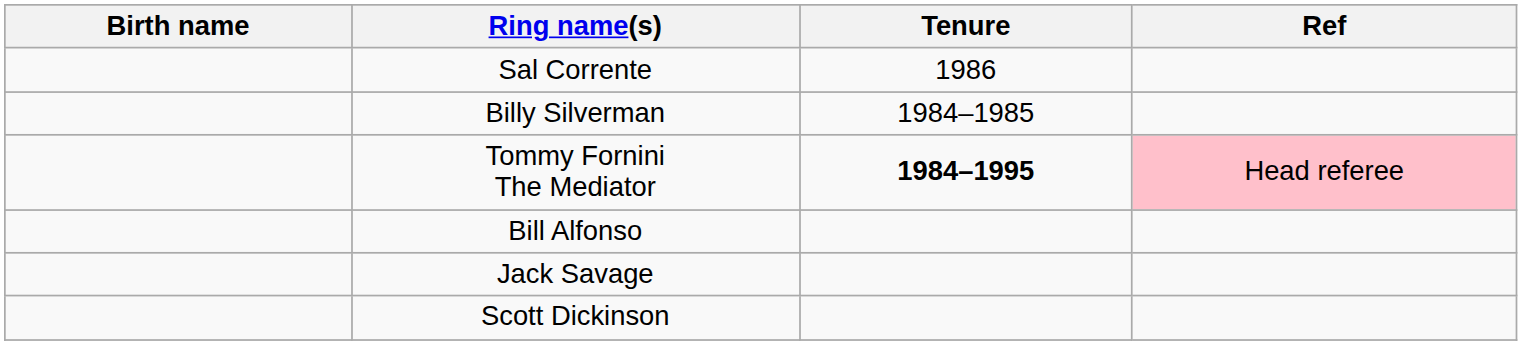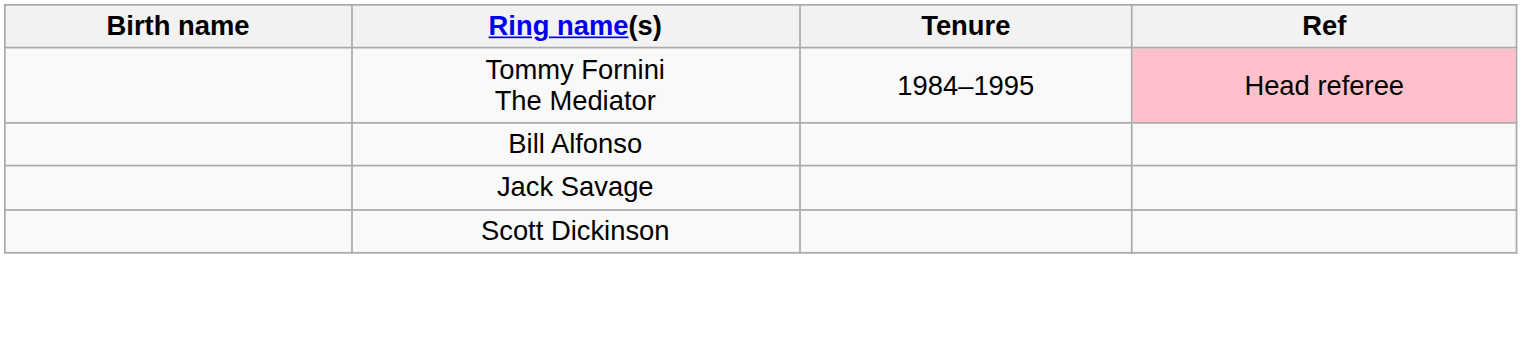- row: (575, 69)
- row: (575, 112)
(966, 171) bold -> (966, 84) normal
